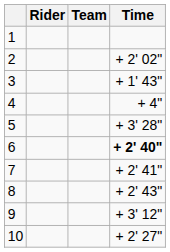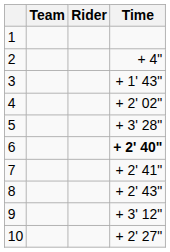columns swapped: (47, 15) <-> (89, 15)
(139, 59) + 2' 02" -> (150, 59) + 4"
(150, 103) + 4" -> (139, 103) + 2' 02"
